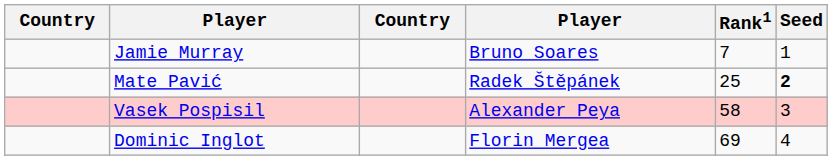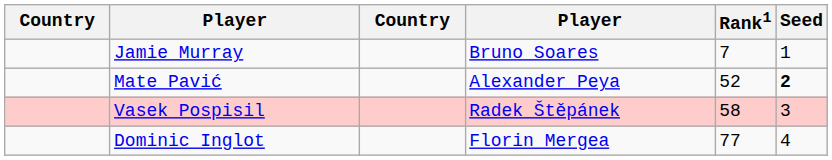(545, 82) Radek Štěpánek -> (545, 82) Alexander Peya
(730, 82) 25 -> (730, 82) 52
(545, 112) Alexander Peya -> (545, 112) Radek Štěpánek
(730, 141) 69 -> (730, 141) 77
